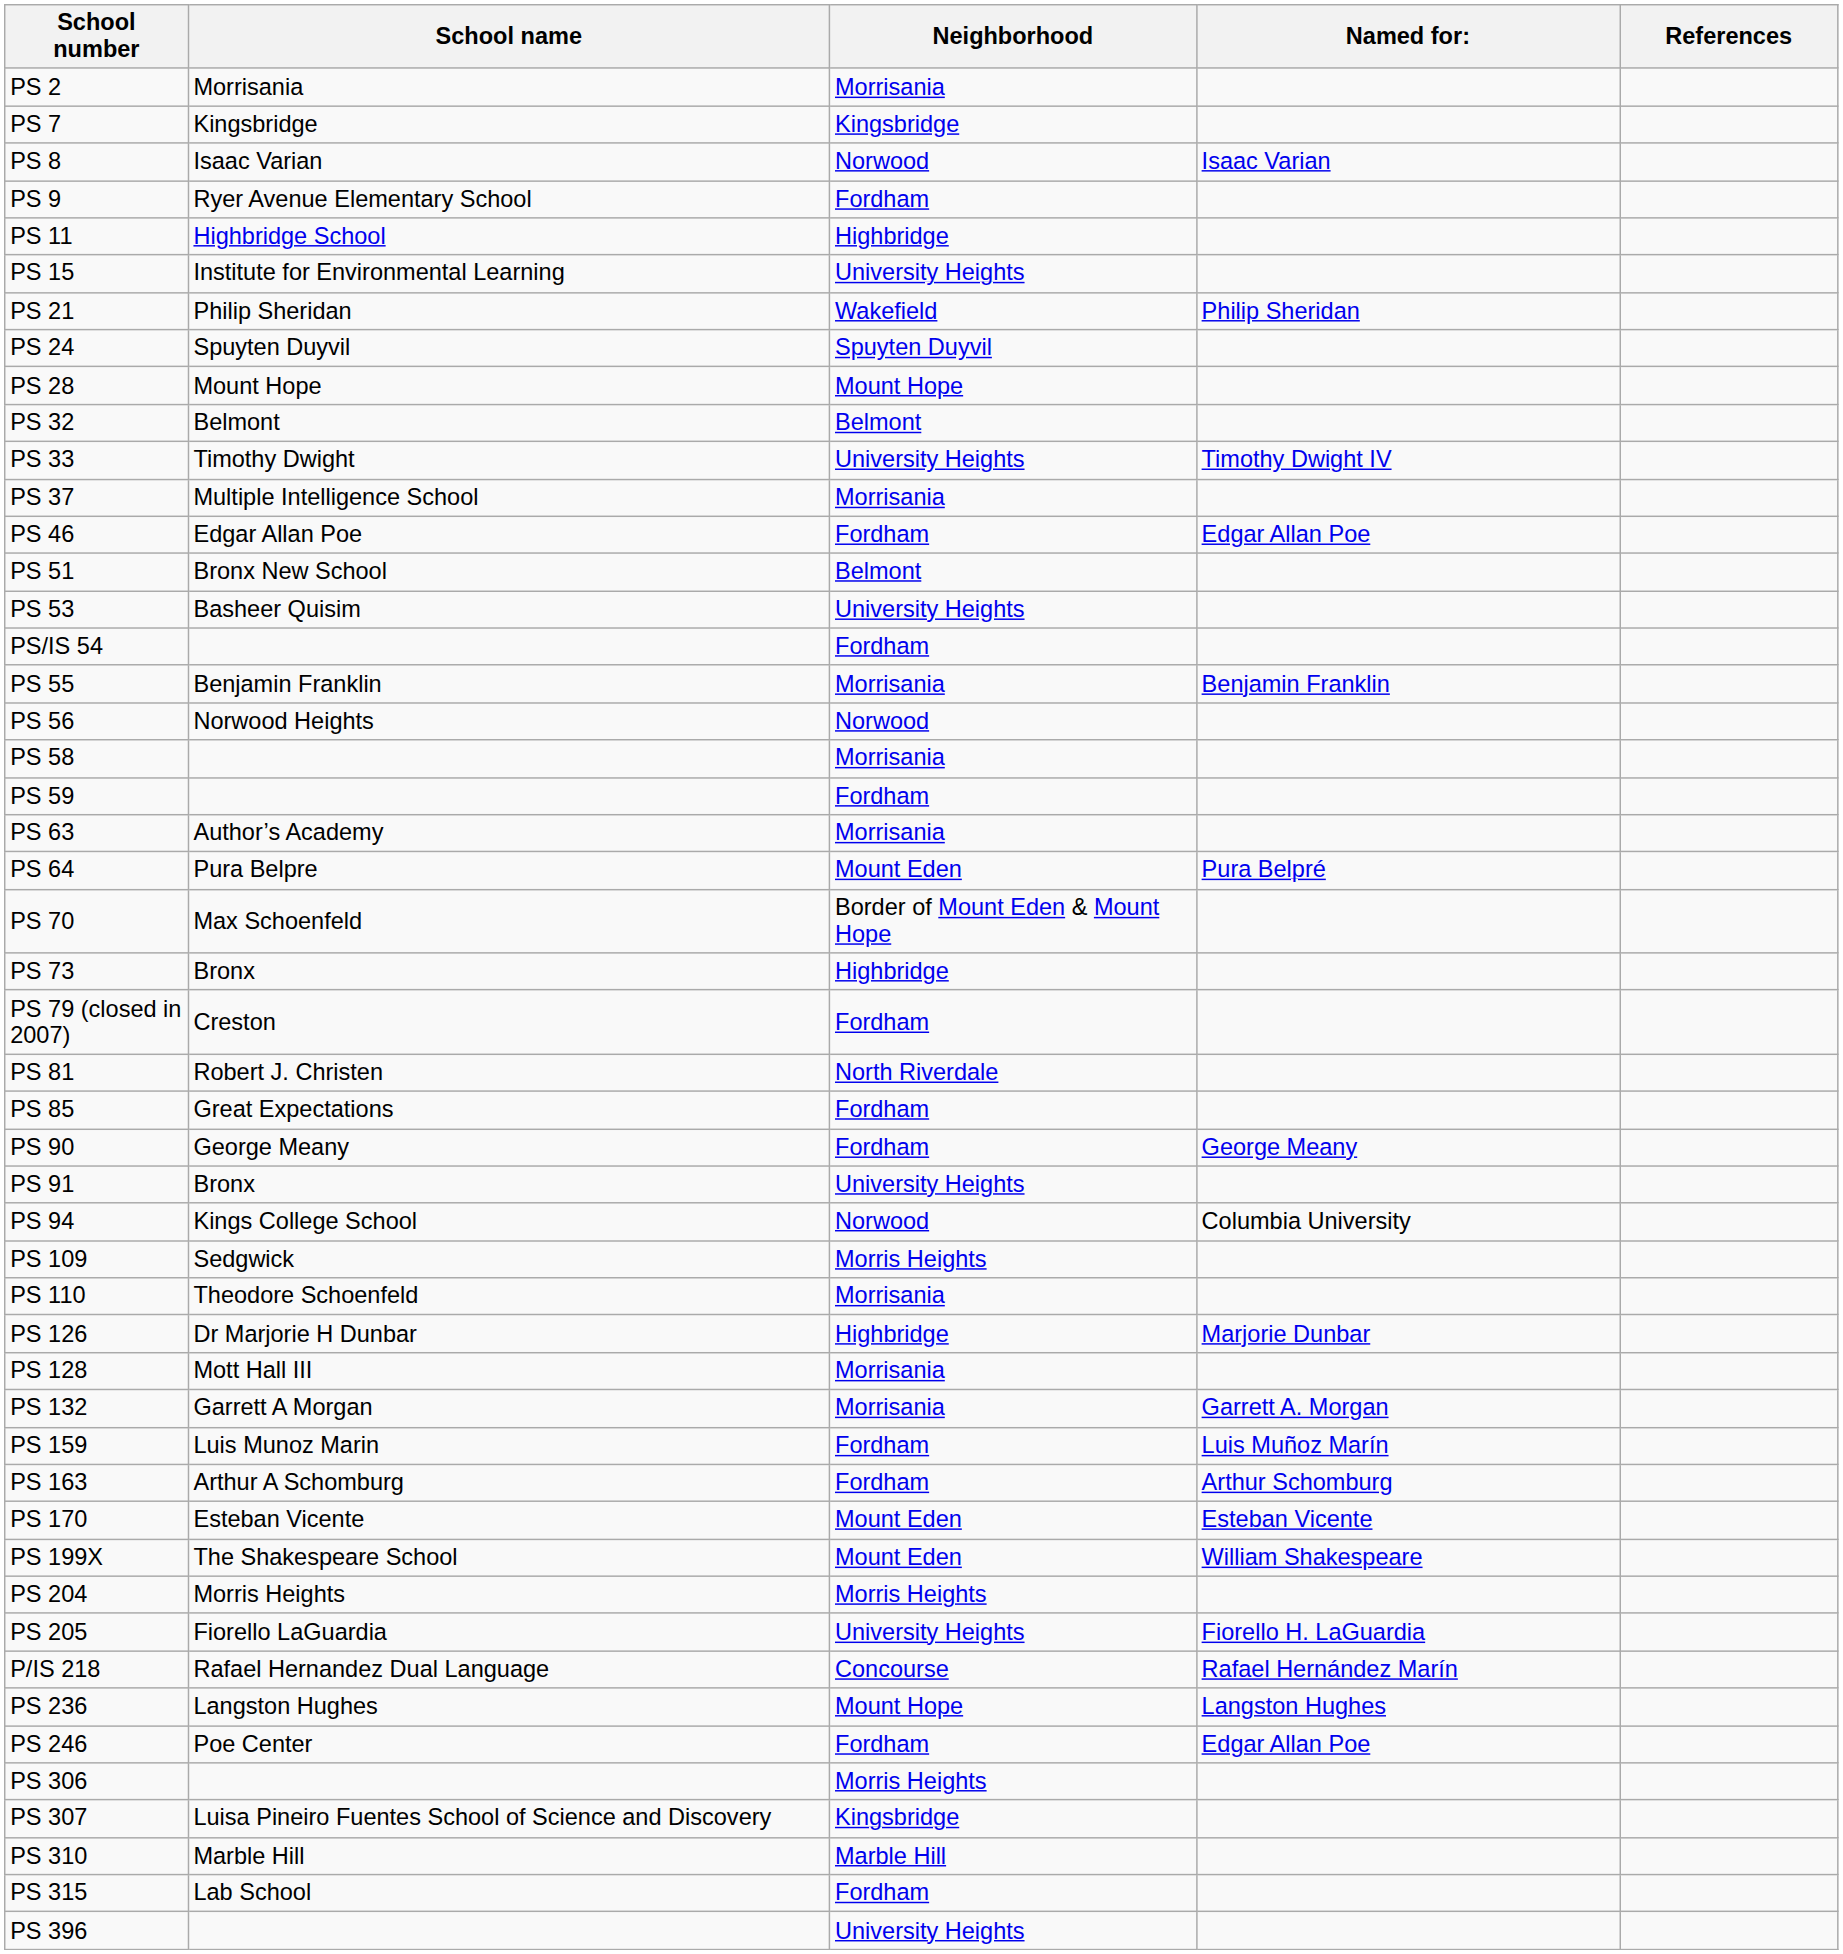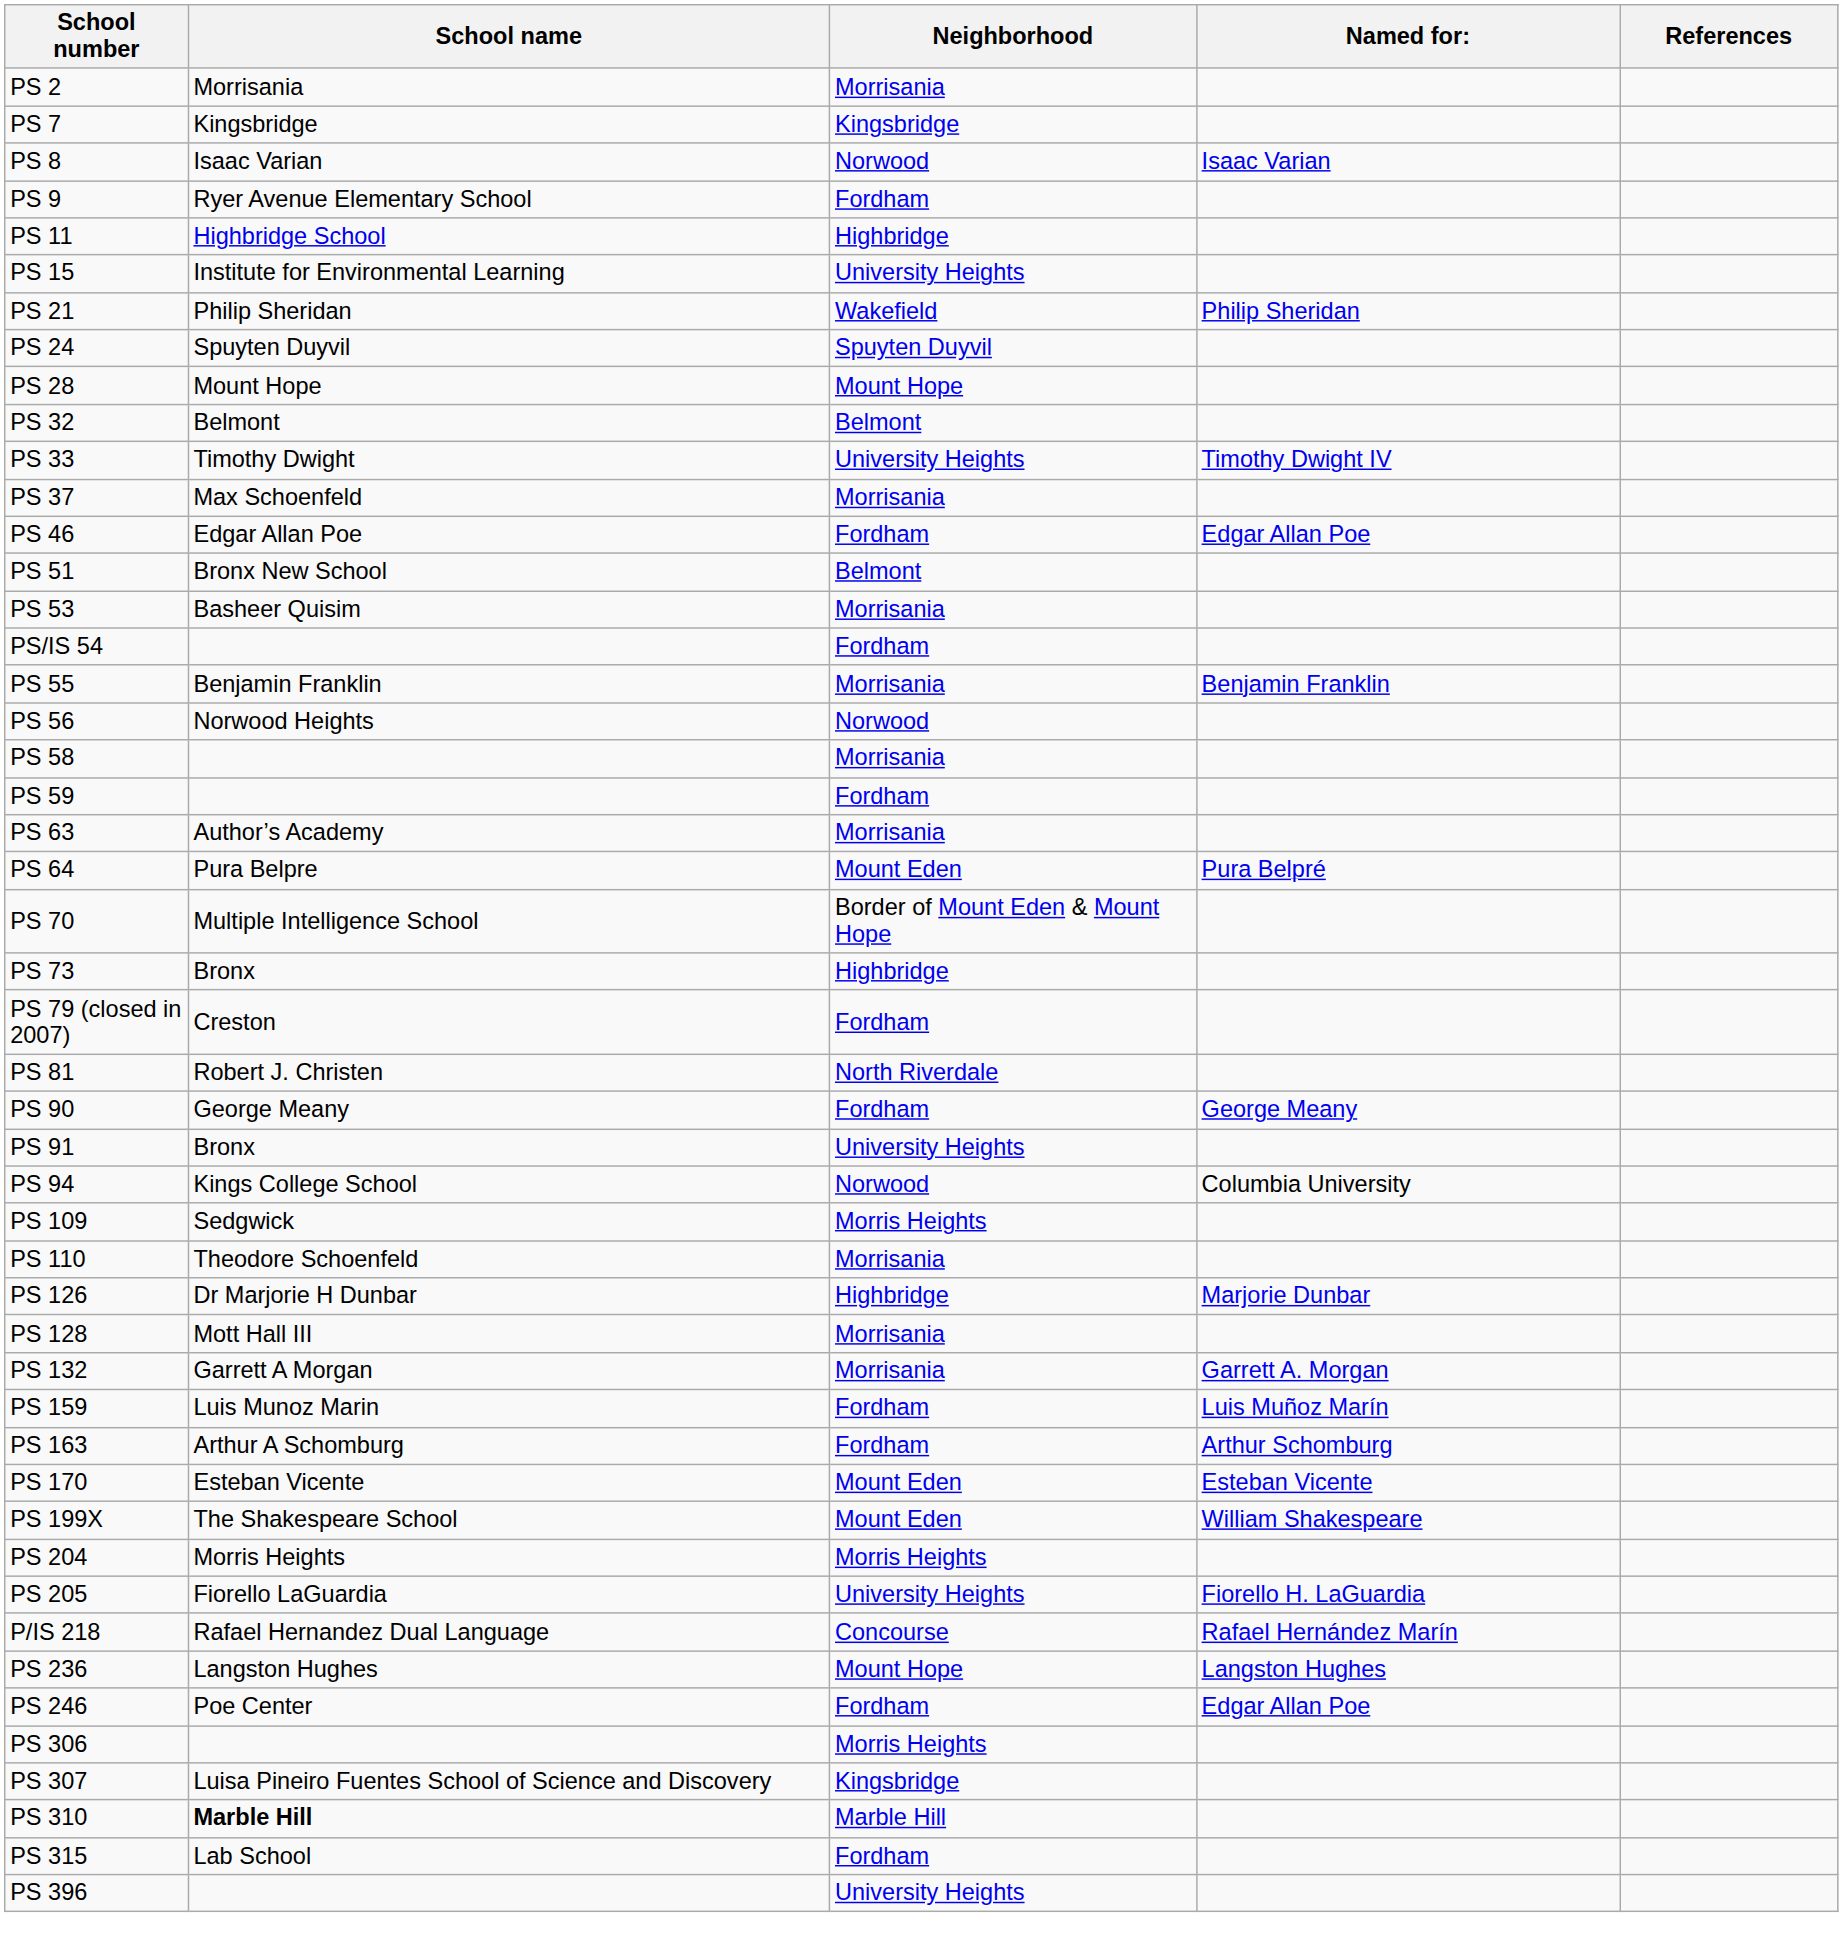(336, 497) Multiple Intelligence School -> (278, 497) Max Schoenfeld
(930, 609) University Heights -> (890, 609) Morrisania
(278, 920) Max Schoenfeld -> (336, 920) Multiple Intelligence School
- row: (42, 1109)
(249, 1855) normal -> (253, 1818) bold
